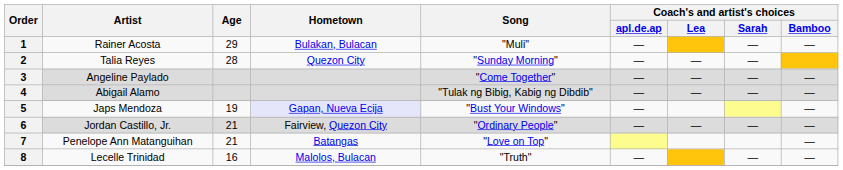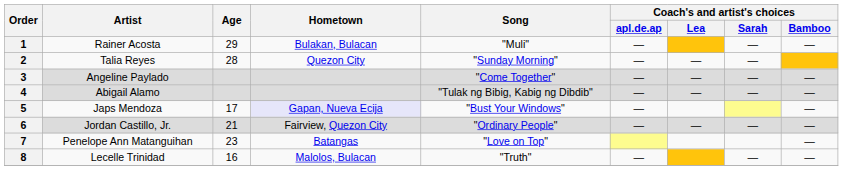(232, 109) 19 -> (232, 109) 17
(232, 141) 21 -> (232, 141) 23
